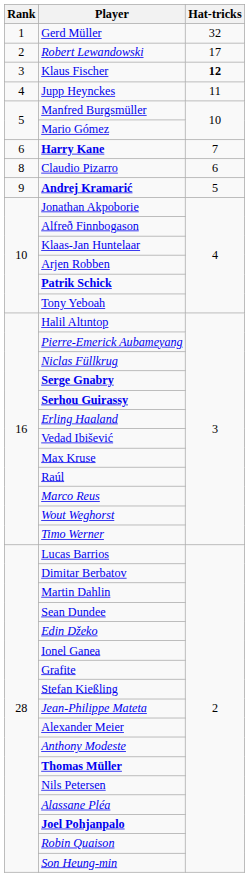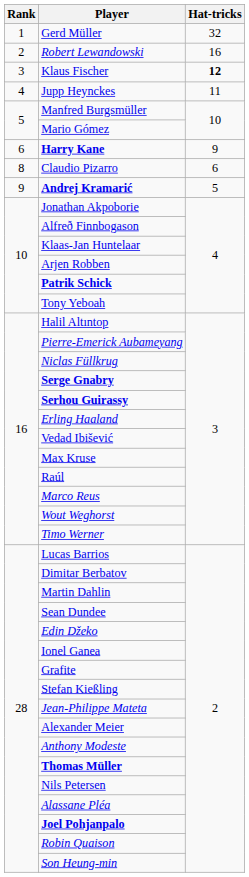(215, 52) 17 -> (215, 52) 16
(215, 149) 7 -> (215, 149) 9
